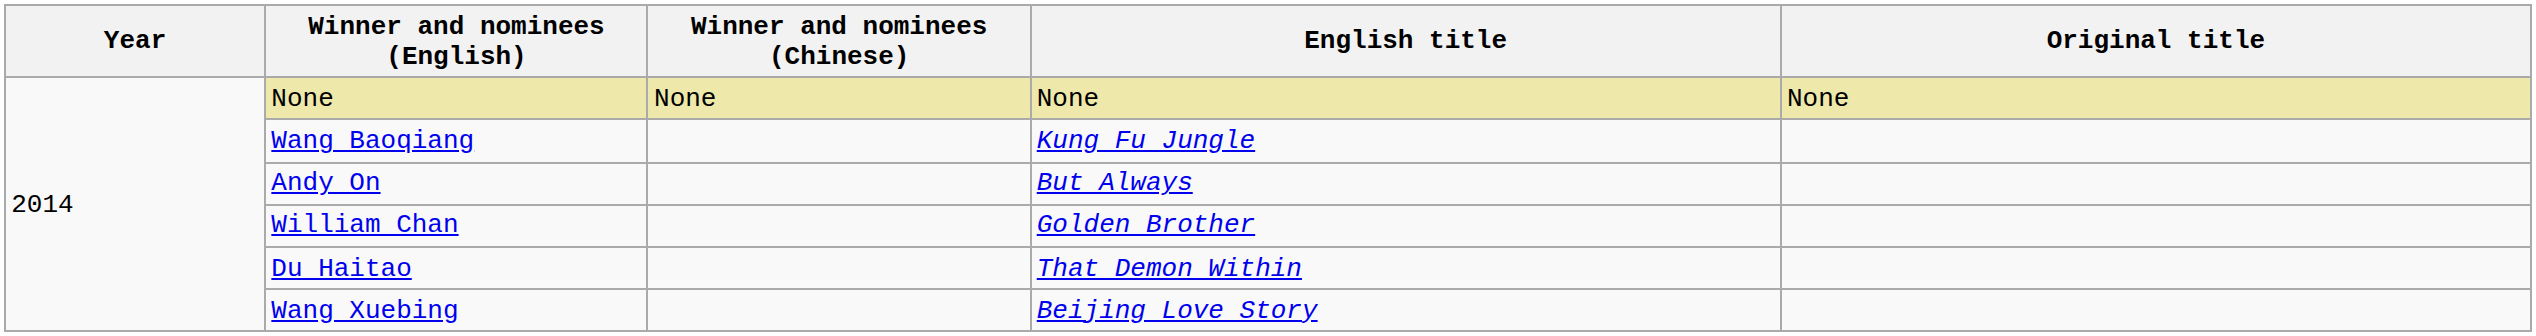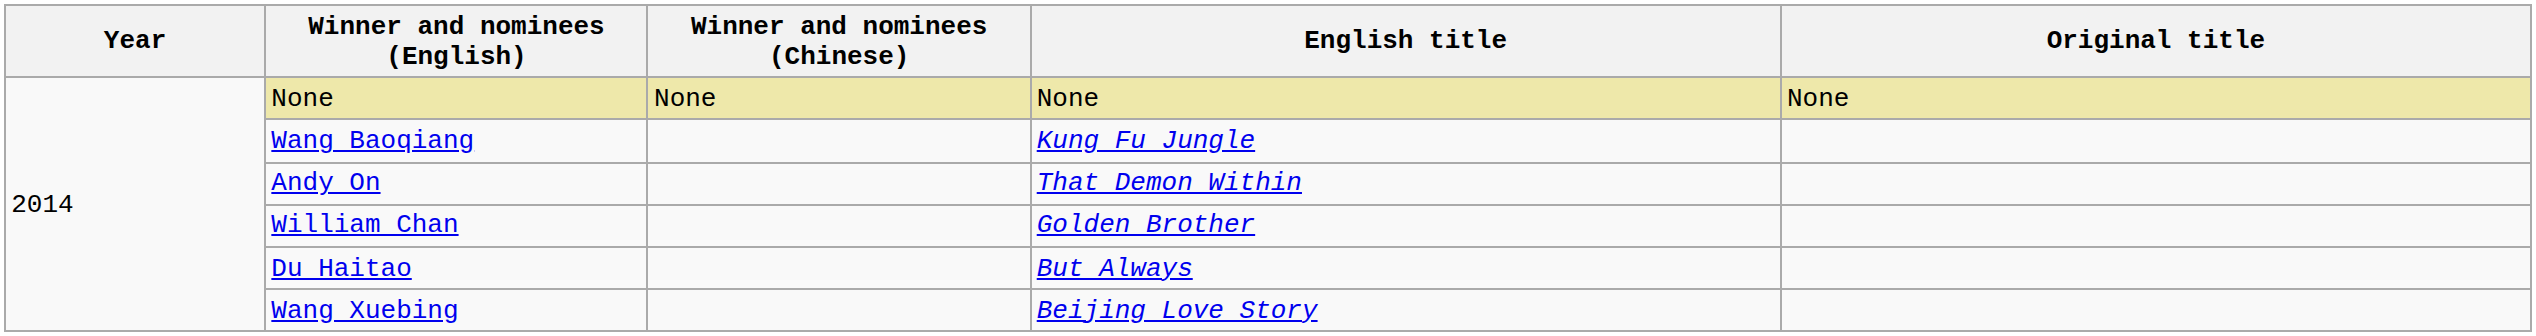(1115, 183) But Always -> (1169, 183) That Demon Within
(1169, 268) That Demon Within -> (1115, 268) But Always
